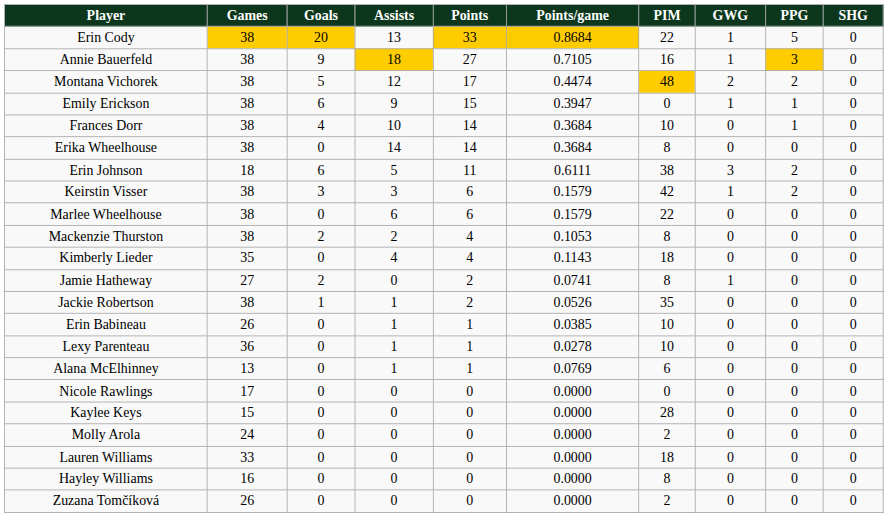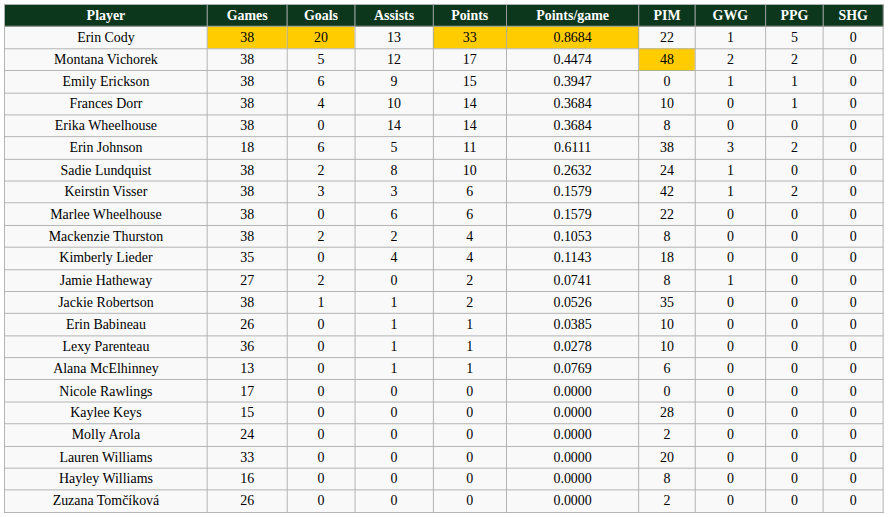- row: (106, 59)
+ row: (106, 170)
(667, 457) 18 -> (667, 457) 20
